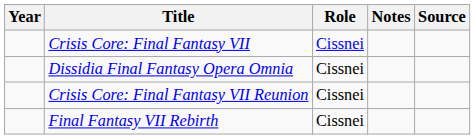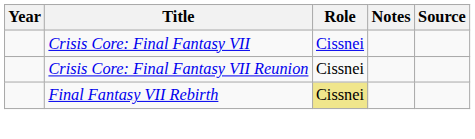- row: (171, 69)
(340, 120) no background -> (340, 95) khaki background
